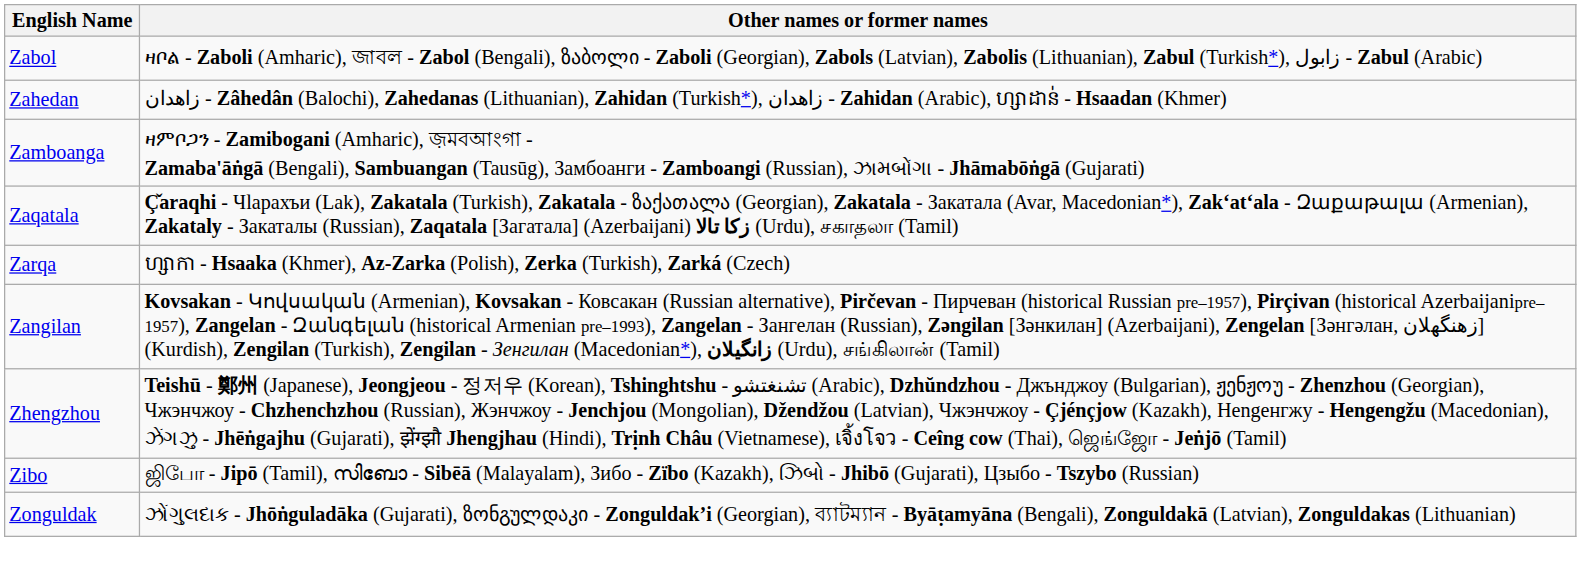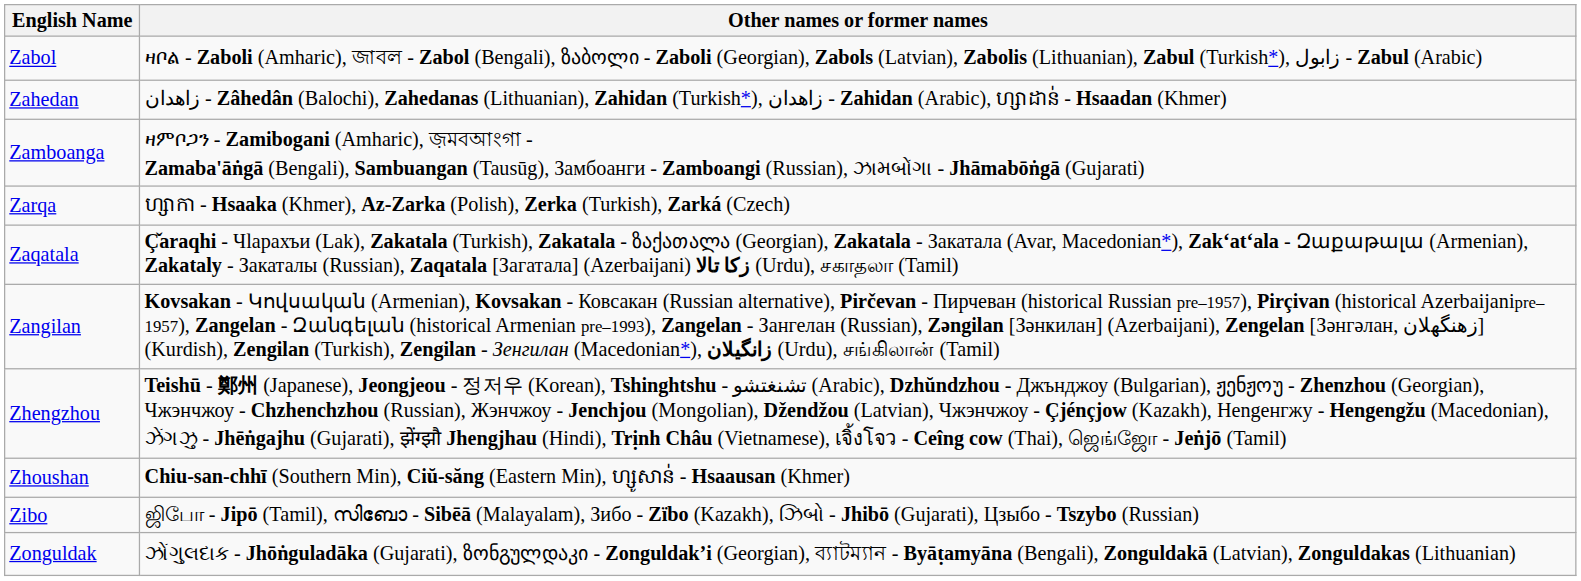rows swapped: (33, 264) <-> (44, 215)
+ row: (49, 477)
